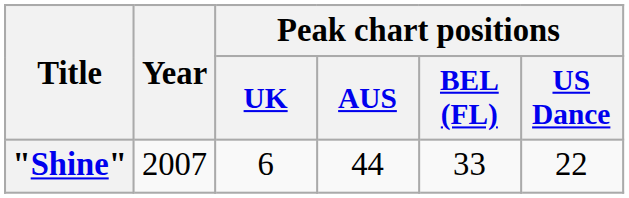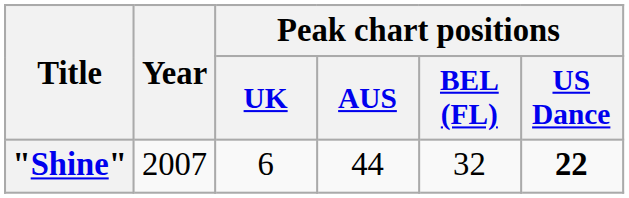(469, 165) 33 -> (469, 165) 32
(571, 165) normal -> (571, 165) bold
